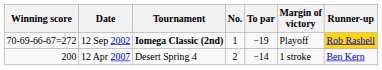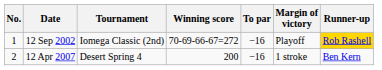columns swapped: (235, 18) <-> (41, 18)
(179, 40) bold -> (122, 40) normal
(261, 40) −19 -> (257, 40) −16
(261, 57) −14 -> (257, 57) −16
